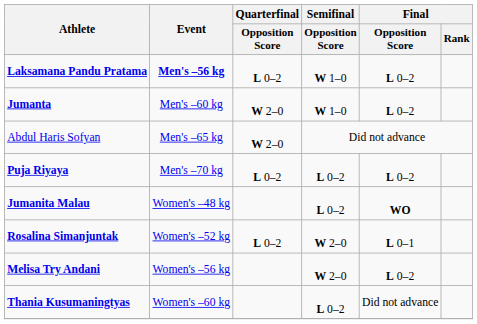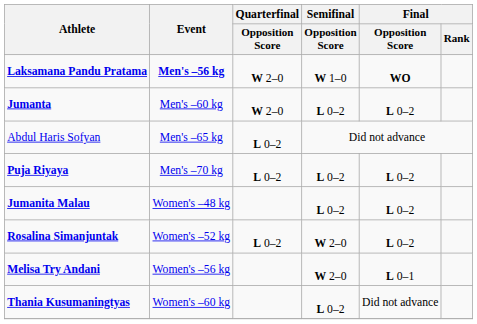(267, 78) L 0–2 -> (267, 78) W 2–0
(400, 78) L 0–2 -> (400, 78) WO
(330, 111) W 1–0 -> (330, 111) L 0–2
(267, 144) W 2–0 -> (267, 144) L 0–2
(400, 210) WO -> (400, 210) L 0–2
(400, 243) L 0–1 -> (400, 243) L 0–2
(400, 276) L 0–2 -> (400, 276) L 0–1
